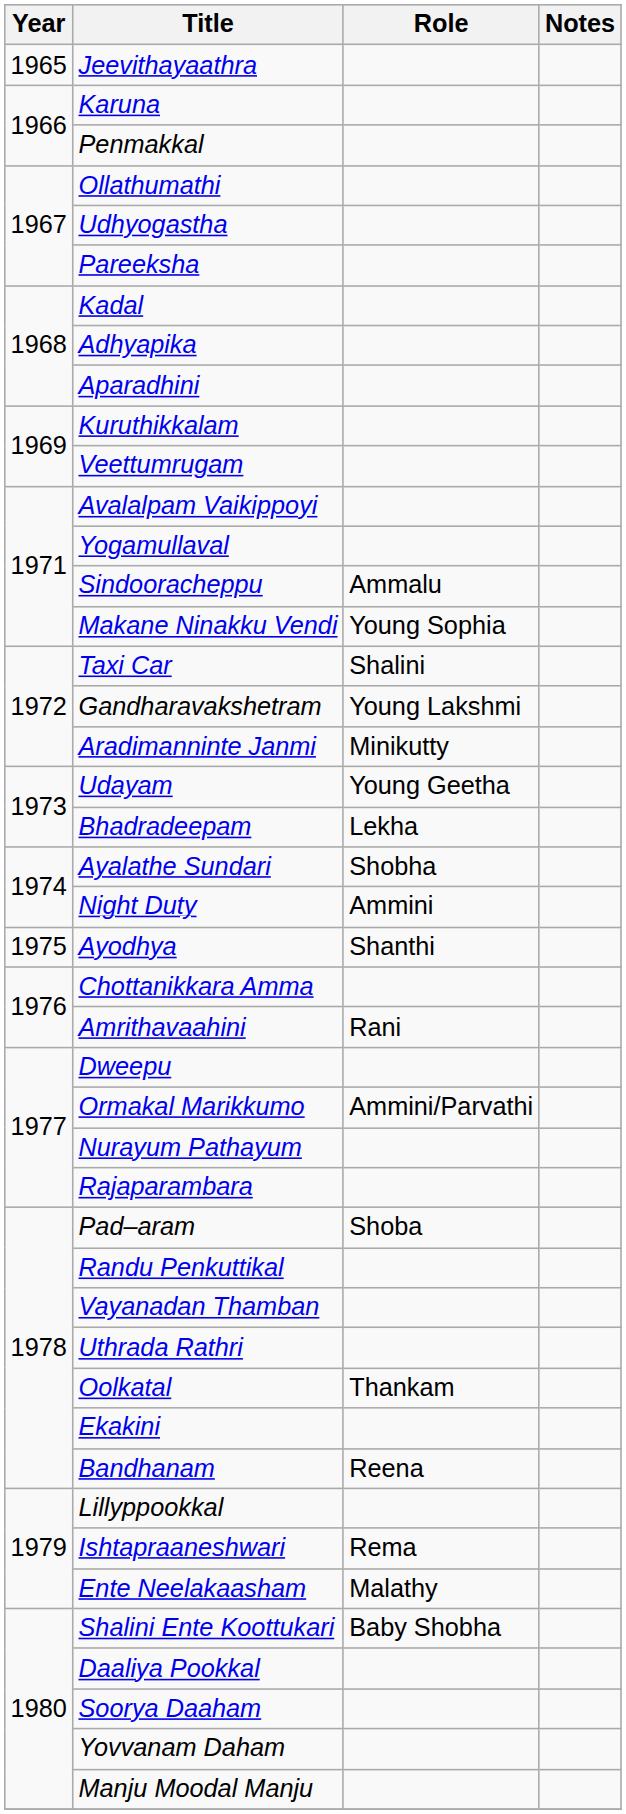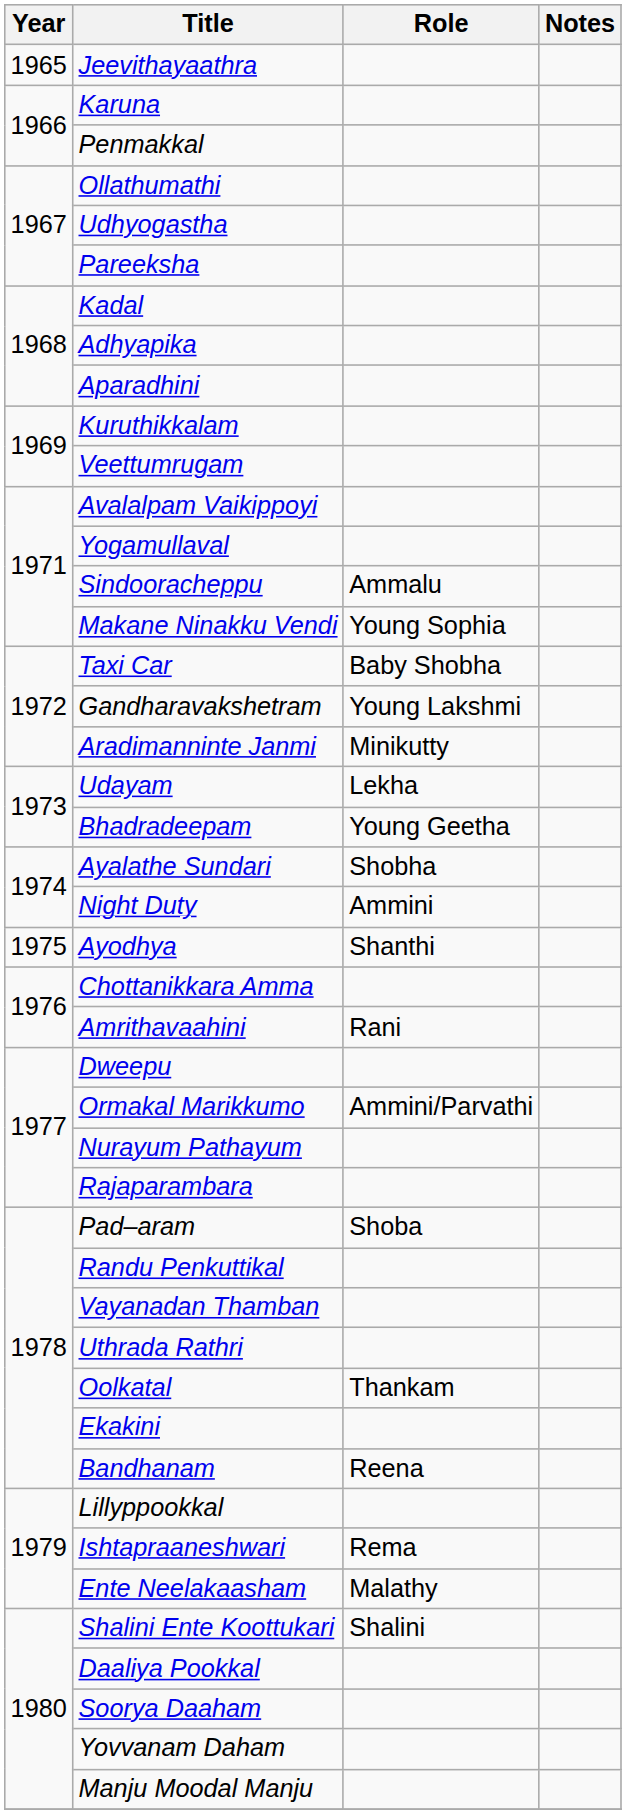(387, 666) Shalini -> (425, 666) Baby Shobha
(430, 786) Young Geetha -> (384, 786) Lekha
(384, 826) Lekha -> (430, 826) Young Geetha
(425, 1628) Baby Shobha -> (387, 1628) Shalini
